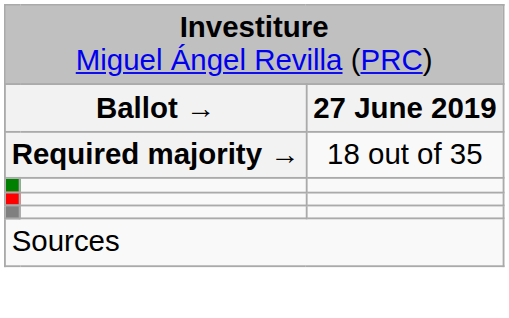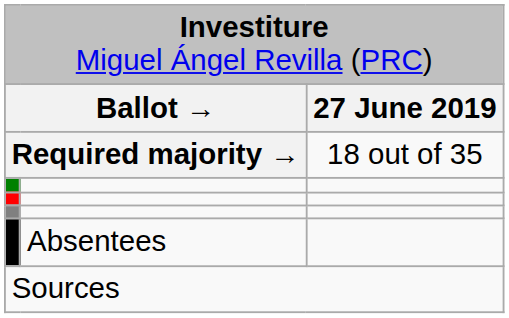+ row: (13, 242)
